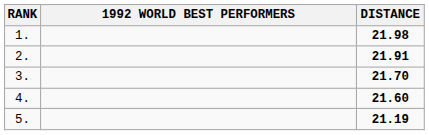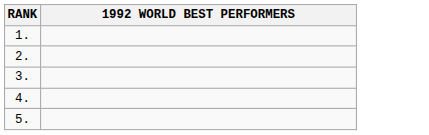- column: (390, 15)
